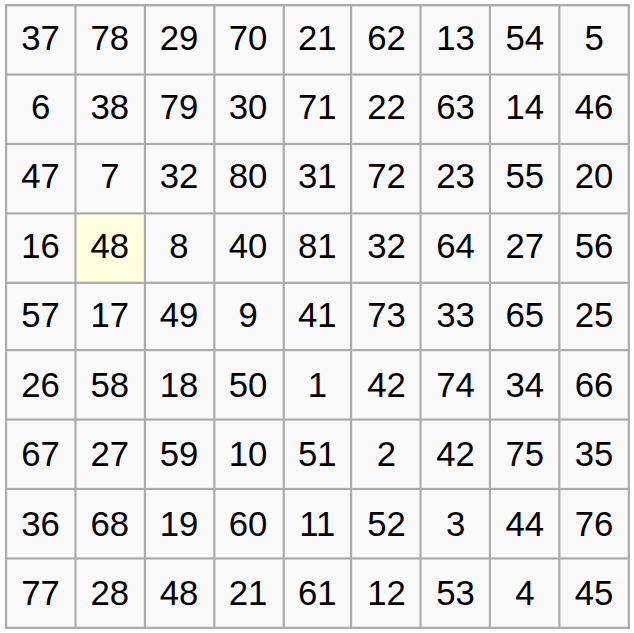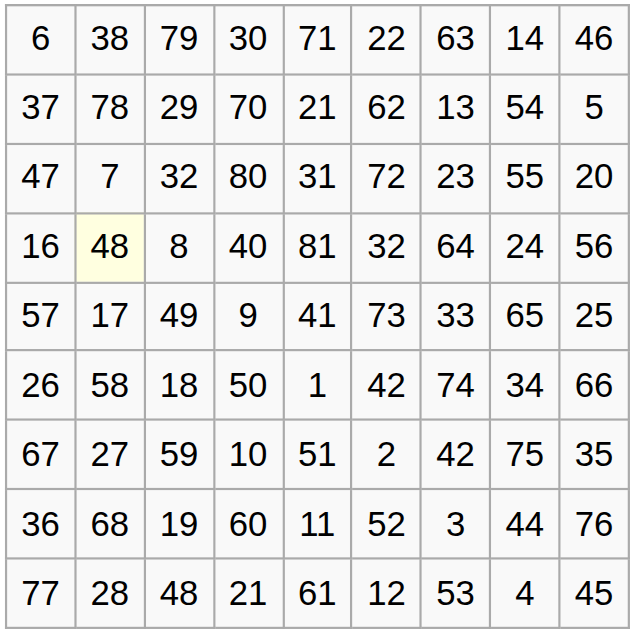rows swapped: (41, 39) <-> (41, 108)
(525, 246) 27 -> (525, 246) 24
